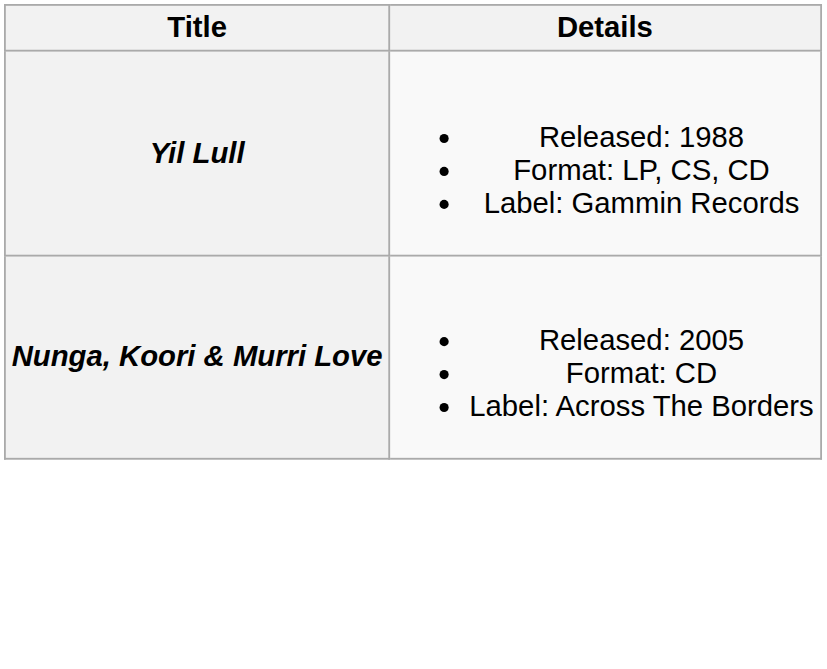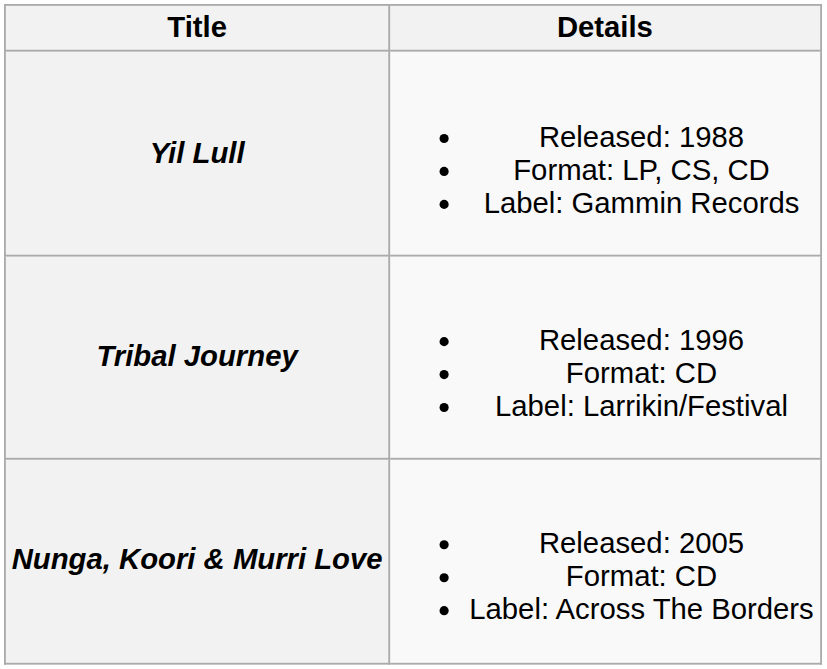+ row: (197, 356)
